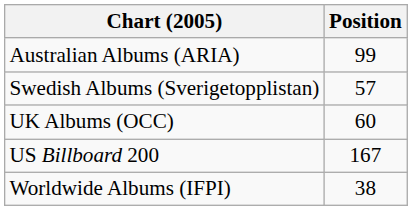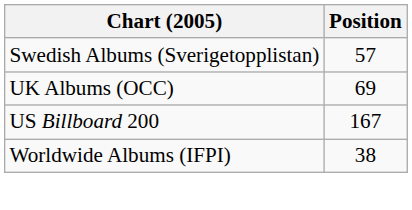- row: (125, 54)
(365, 121) 60 -> (365, 88) 69
